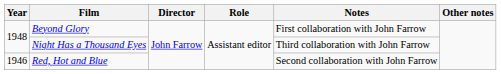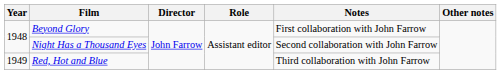(353, 45) Third collaboration with John Farrow -> (357, 45) Second collaboration with John Farrow
(17, 61) 1946 -> (17, 61) 1949
(357, 61) Second collaboration with John Farrow -> (353, 61) Third collaboration with John Farrow
